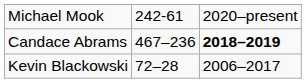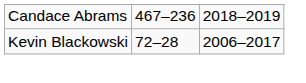- row: (56, 16)
(242, 41) bold -> (242, 16) normal
